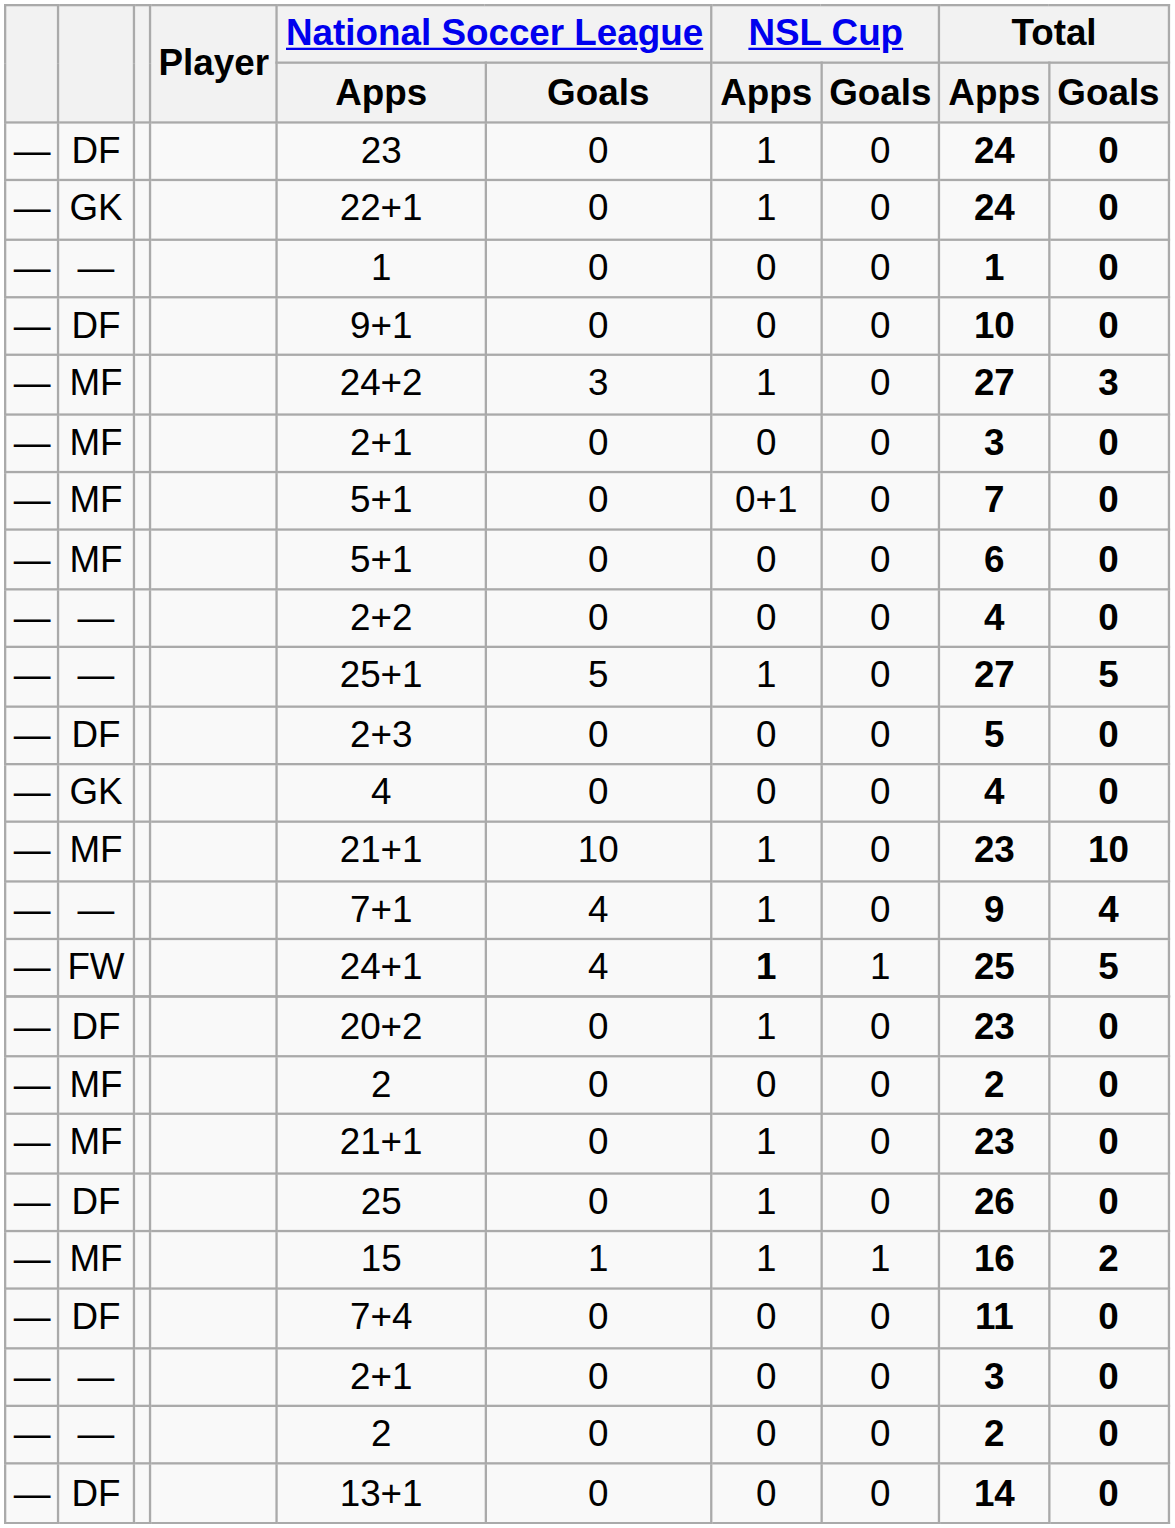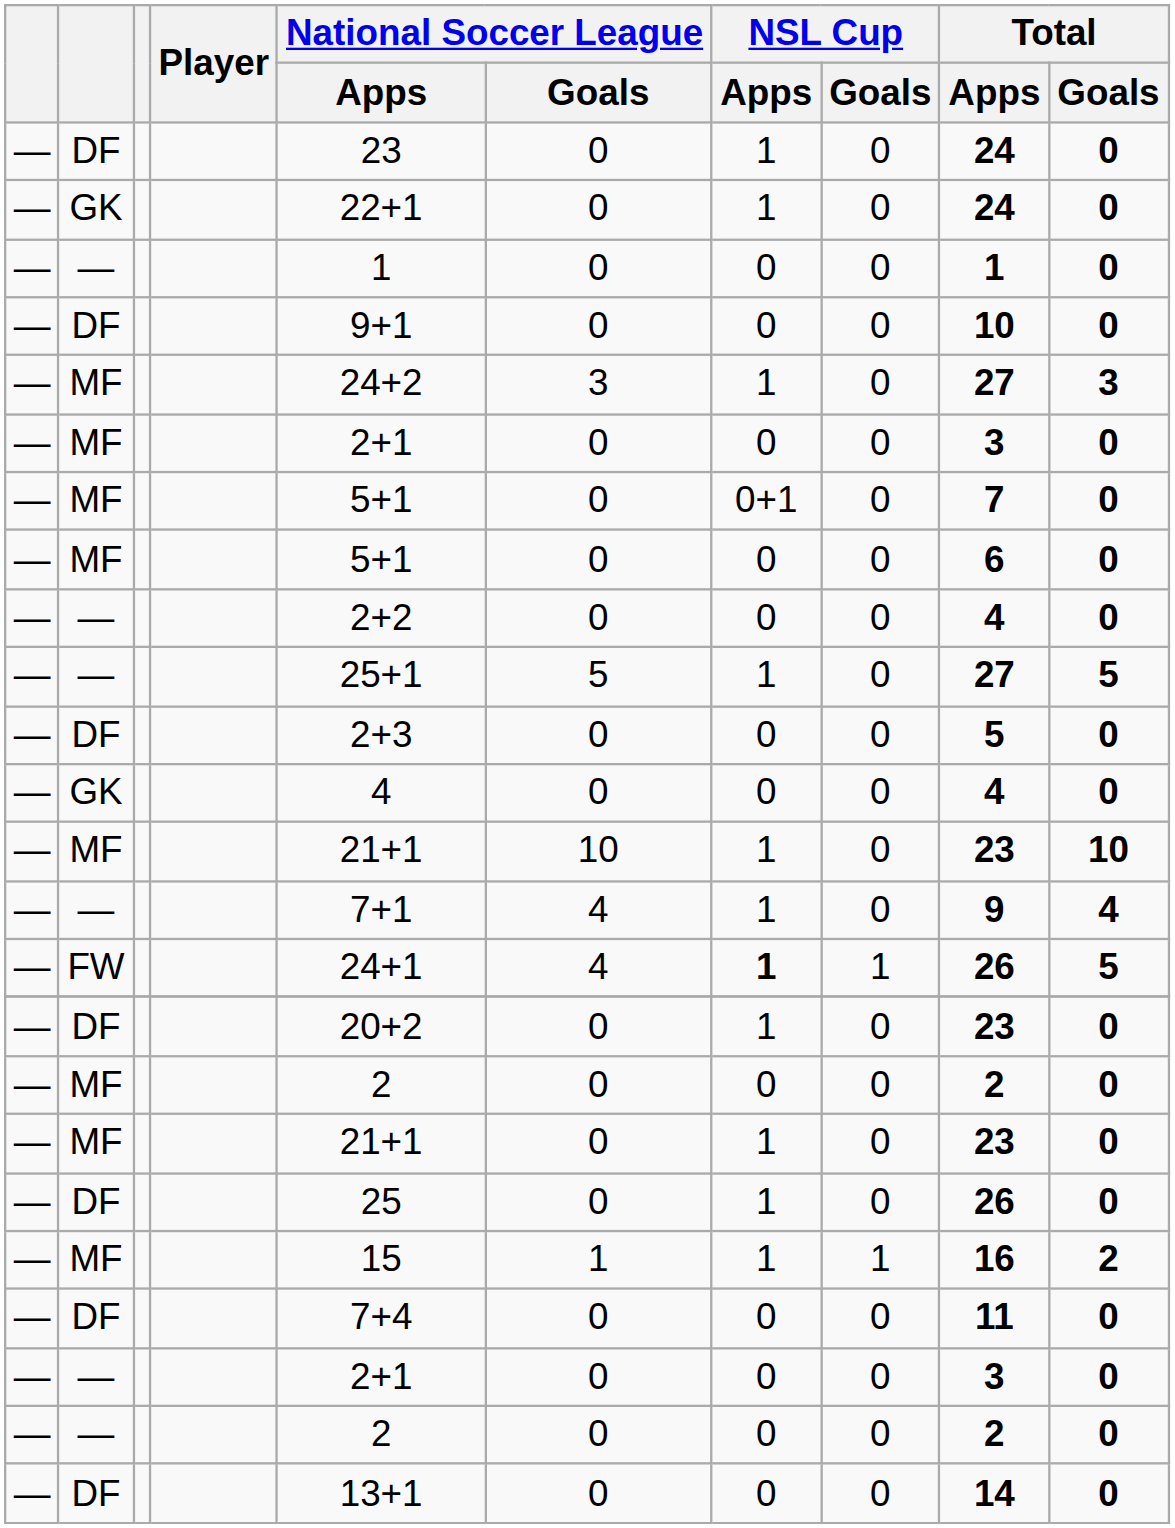(994, 967) 25 -> (994, 967) 26
